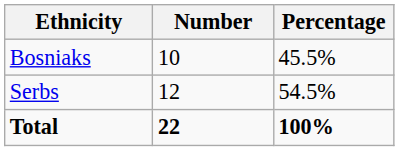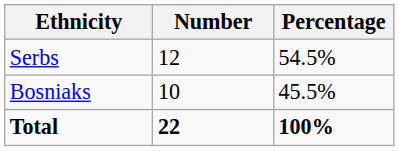rows swapped: (34, 92) <-> (50, 57)
